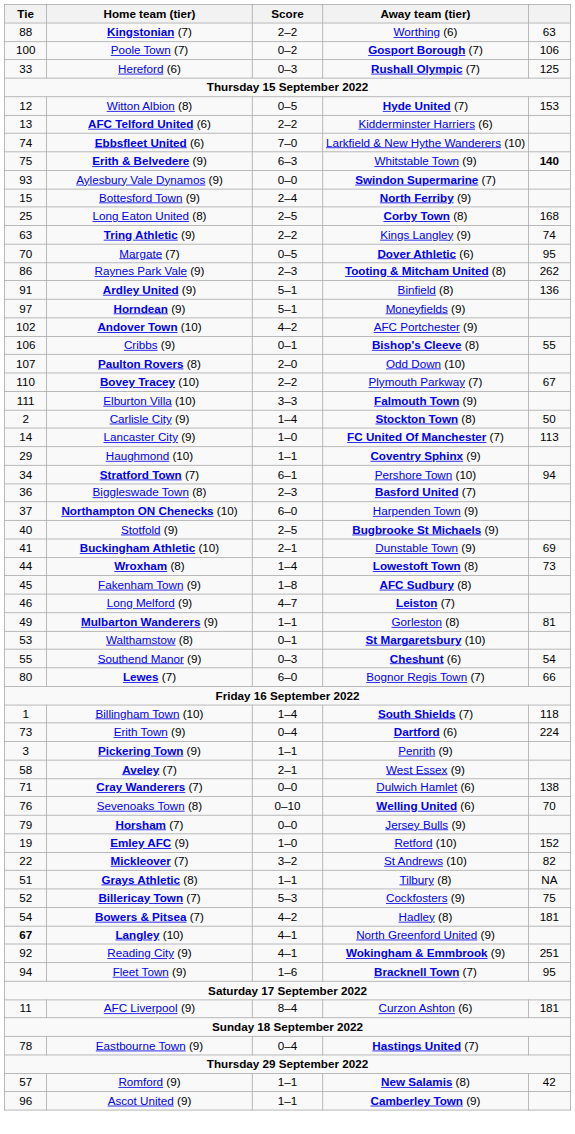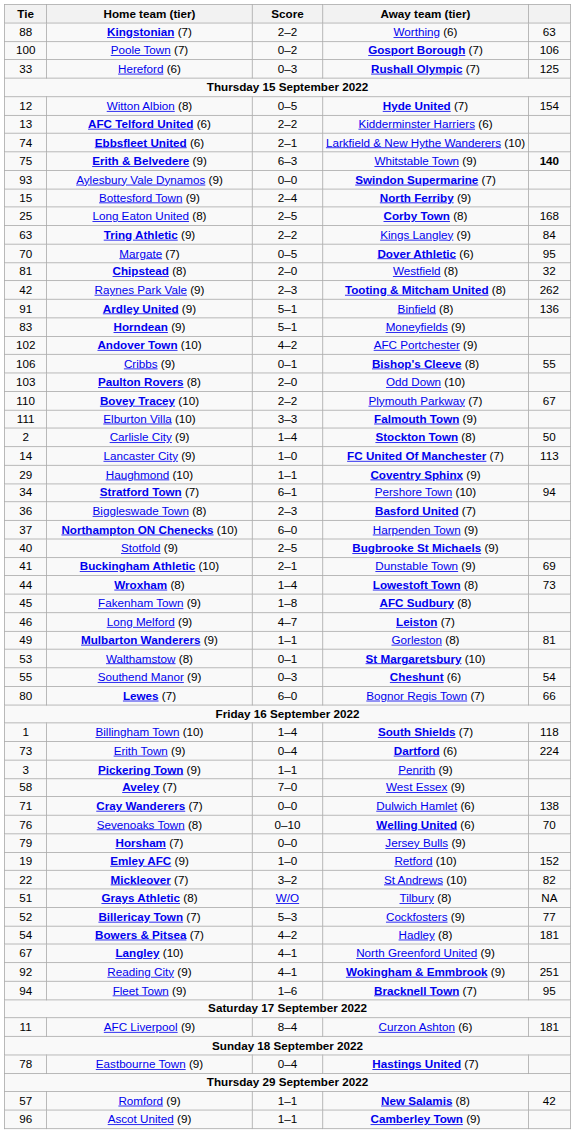(549, 106) 153 -> (549, 106) 154
(287, 143) 7–0 -> (287, 143) 2–1
(549, 235) 74 -> (549, 235) 84
+ row: (149, 272)
(26, 272) 86 -> (26, 290) 42
(26, 309) 97 -> (26, 327) 83
(26, 364) 107 -> (26, 383) 103
(287, 770) 2–1 -> (287, 788) 7–0
(287, 880) 1–1 -> (287, 899) W/O
(549, 899) 75 -> (549, 917) 77
(26, 935) bold -> (26, 954) normal
